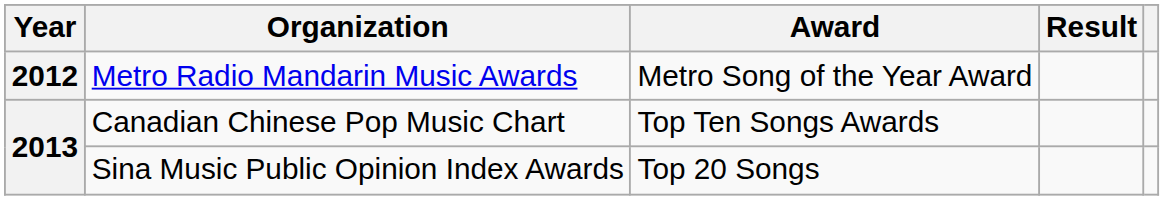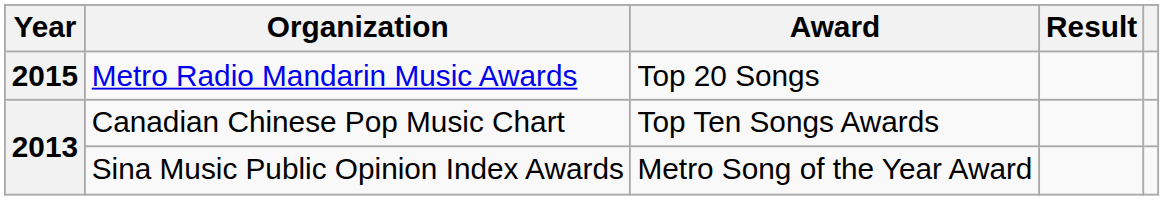(45, 75) 2012 -> (45, 75) 2015
(835, 75) Metro Song of the Year Award -> (729, 75) Top 20 Songs
(729, 169) Top 20 Songs -> (835, 169) Metro Song of the Year Award
